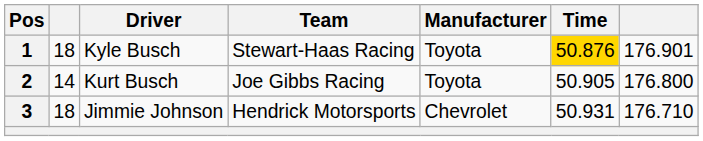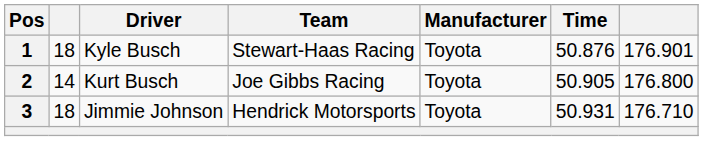(585, 51) gold background -> (585, 51) no background
(466, 112) Chevrolet -> (453, 112) Toyota
